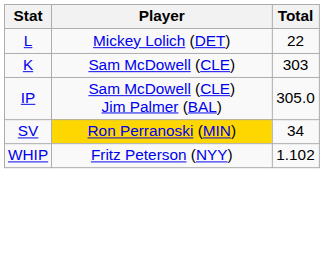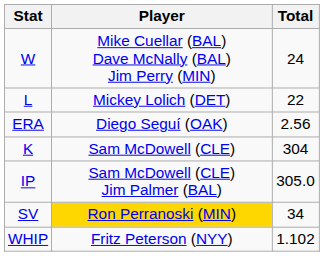+ row: (28, 58)
+ row: (28, 124)
(295, 65) 303 -> (295, 148) 304
